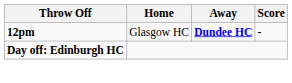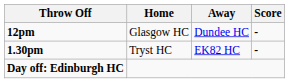(223, 31) bold -> (222, 31) normal
+ row: (25, 50)
